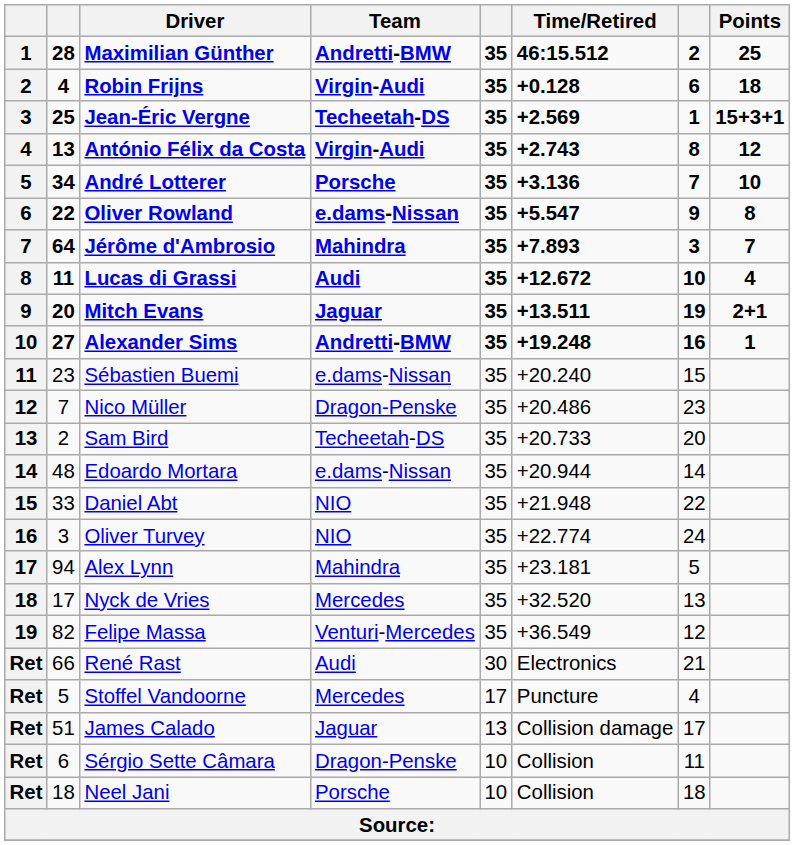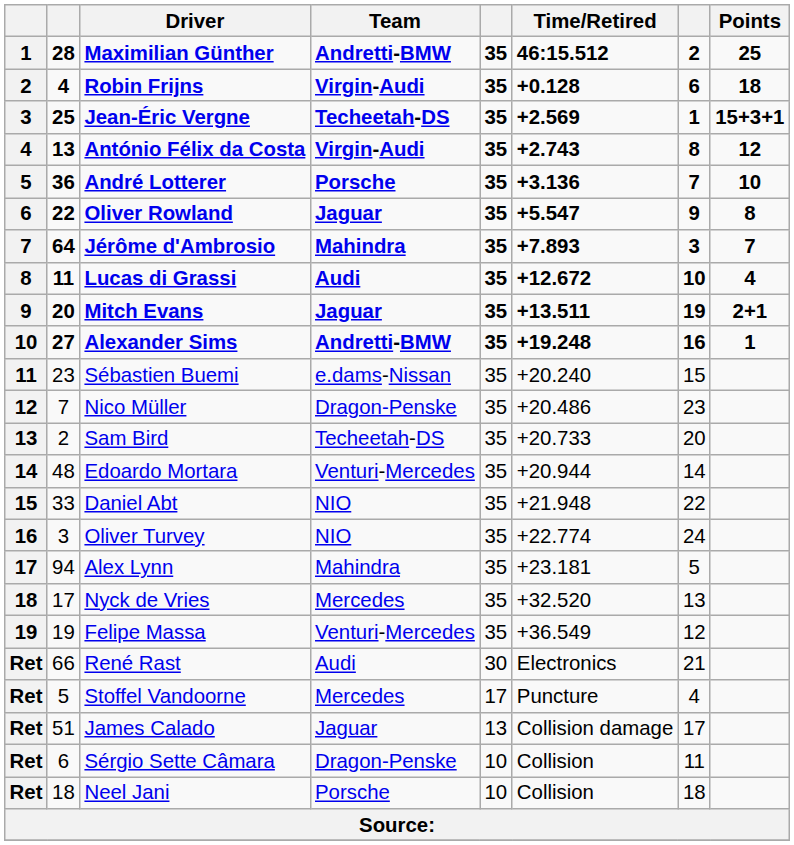(63, 181) 34 -> (63, 181) 36
(387, 213) e.dams-Nissan -> (348, 213) Jaguar
(383, 471) e.dams-Nissan -> (395, 471) Venturi-Mercedes
(63, 631) 82 -> (63, 631) 19
